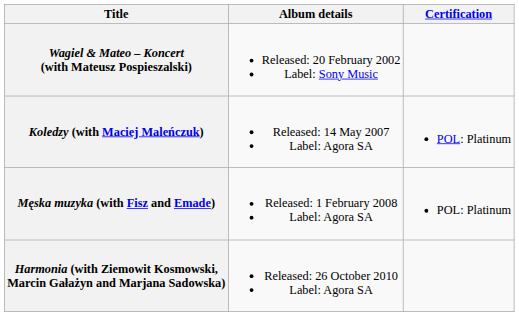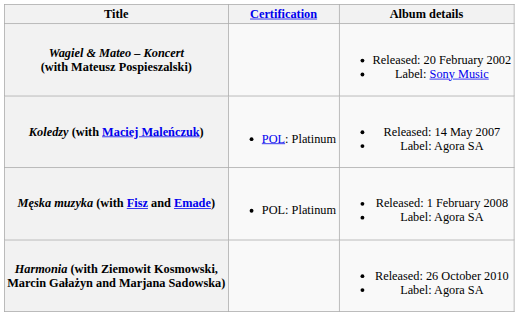columns swapped: (316, 14) <-> (459, 14)
